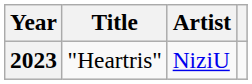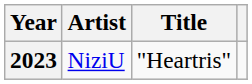columns swapped: (115, 23) <-> (202, 23)
